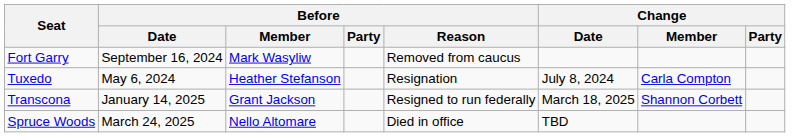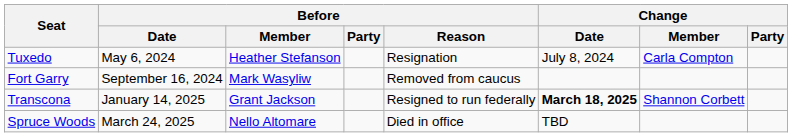rows swapped: (30, 79) <-> (38, 58)
(588, 100) normal -> (589, 100) bold
